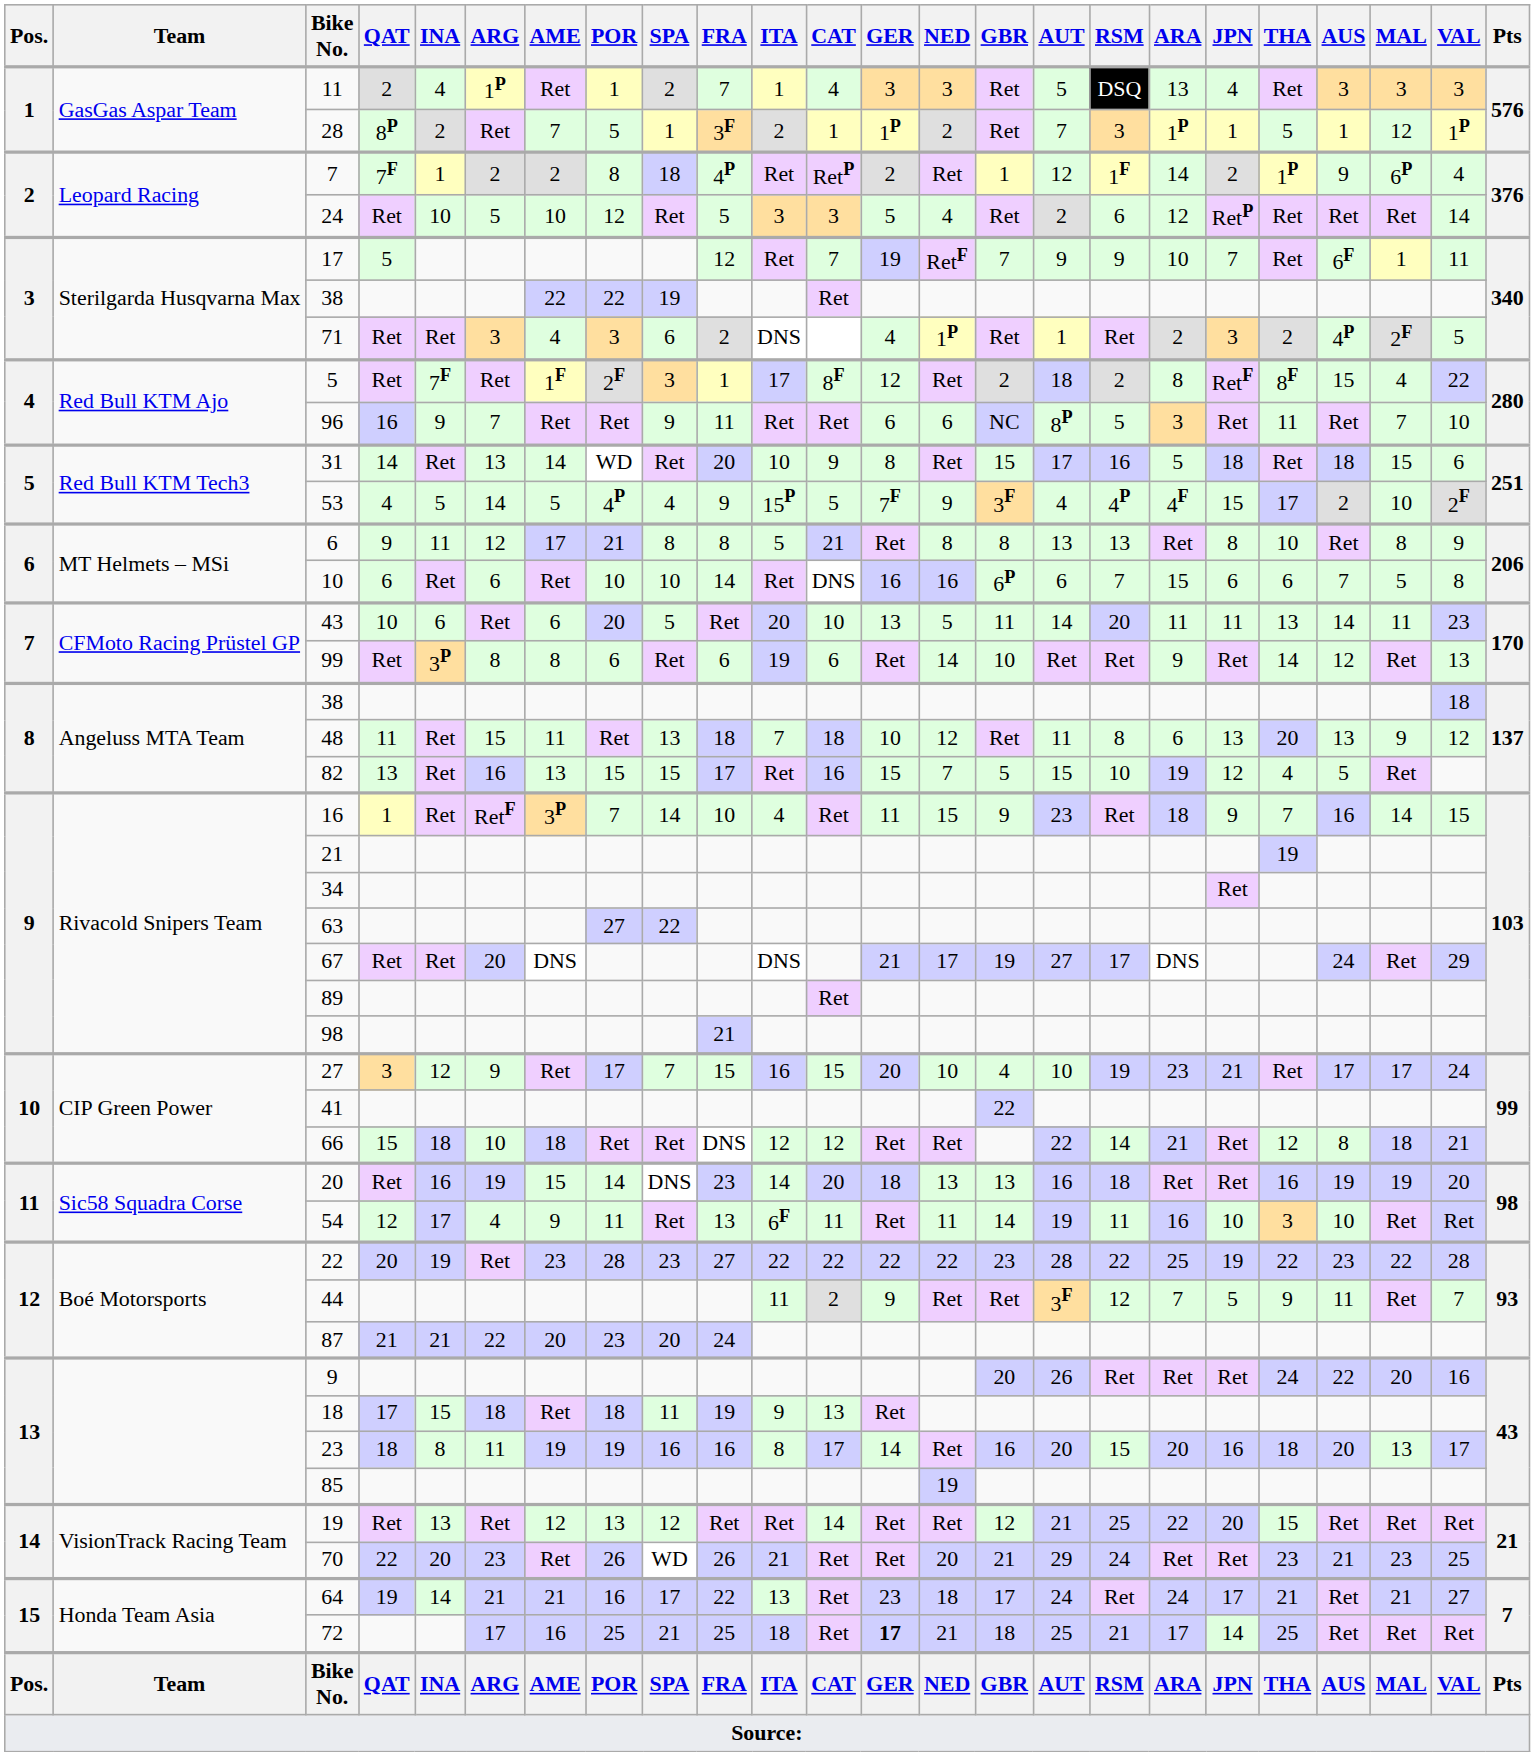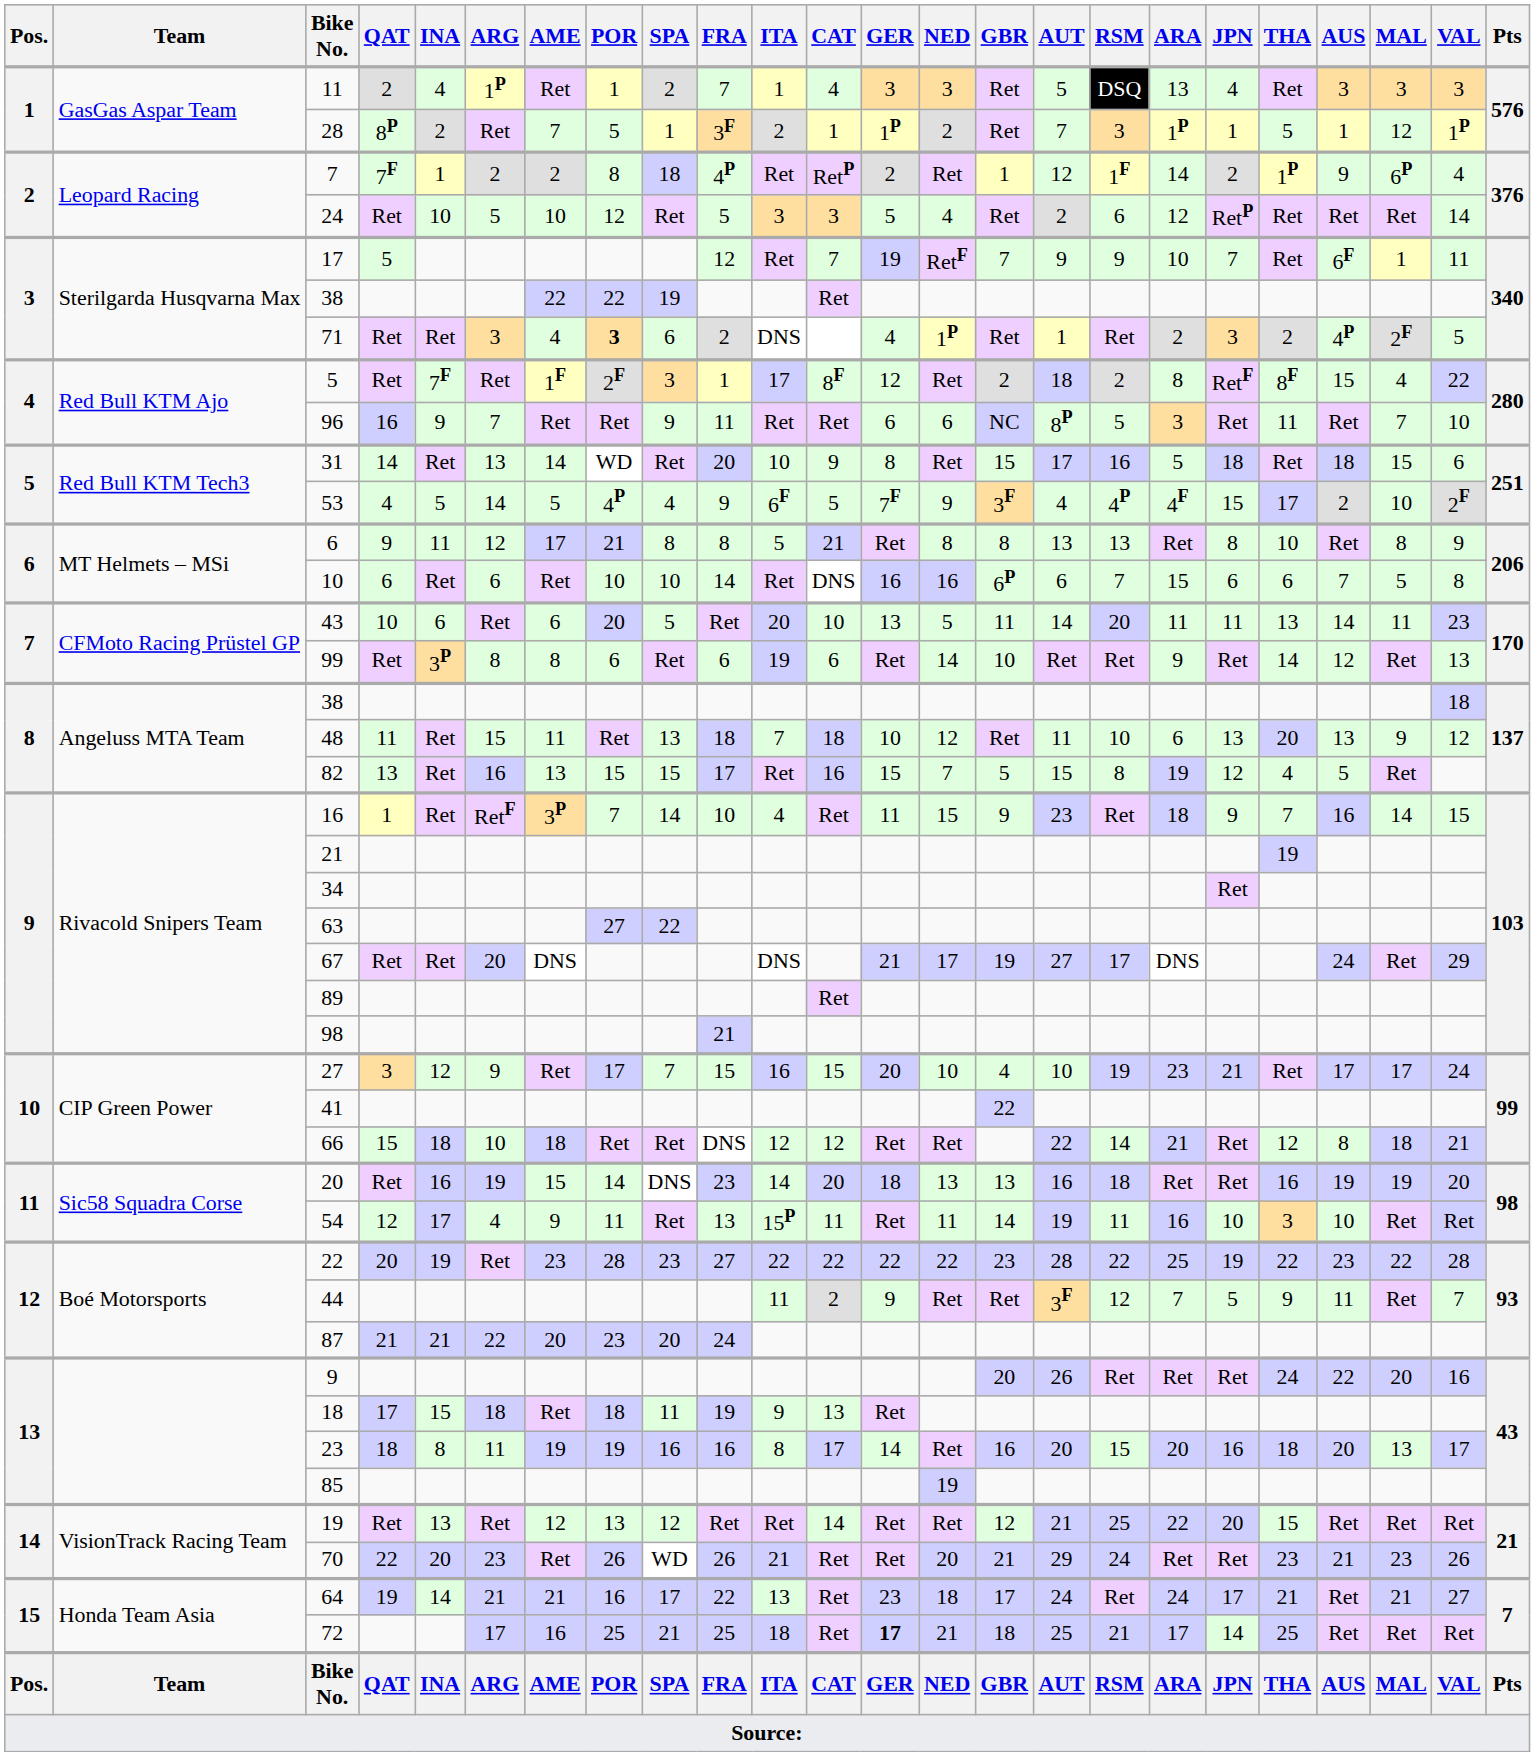(614, 336) normal -> (614, 336) bold
(779, 501) 15P -> (779, 501) 6F
(1119, 737) 8 -> (1119, 737) 10
(1119, 773) 10 -> (1119, 773) 8
(779, 1220) 6F -> (779, 1220) 15P
(1459, 1558) 25 -> (1459, 1558) 26
